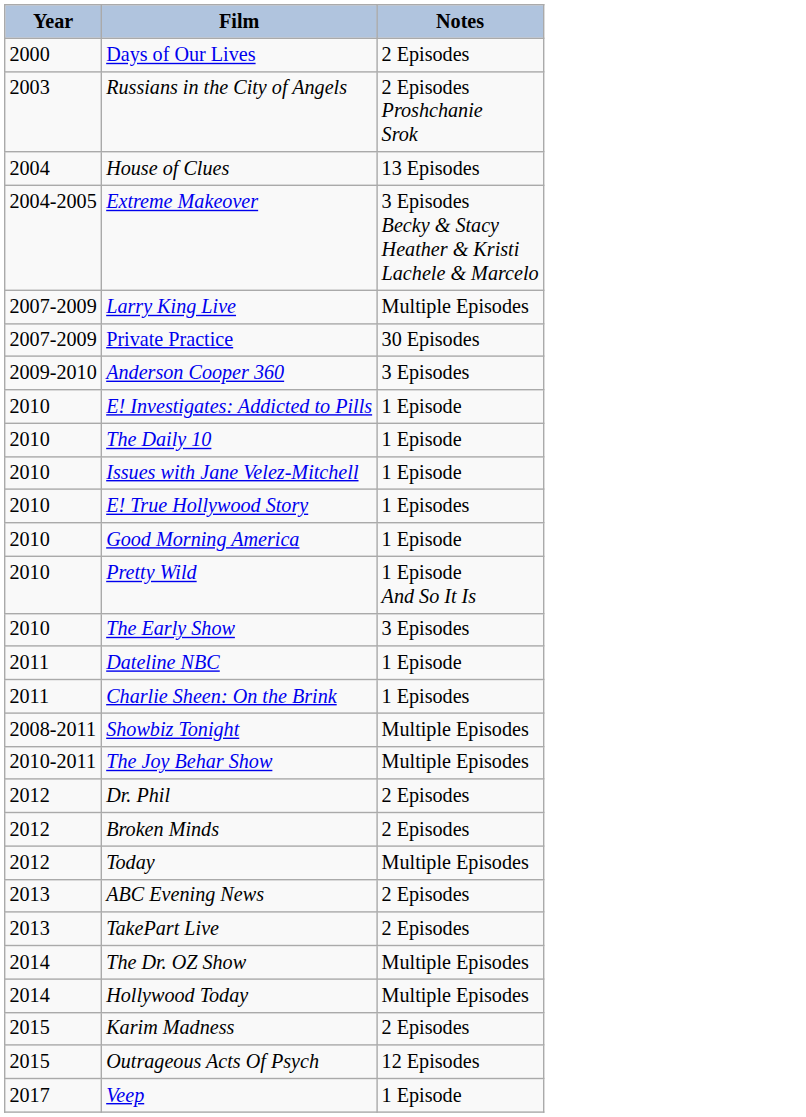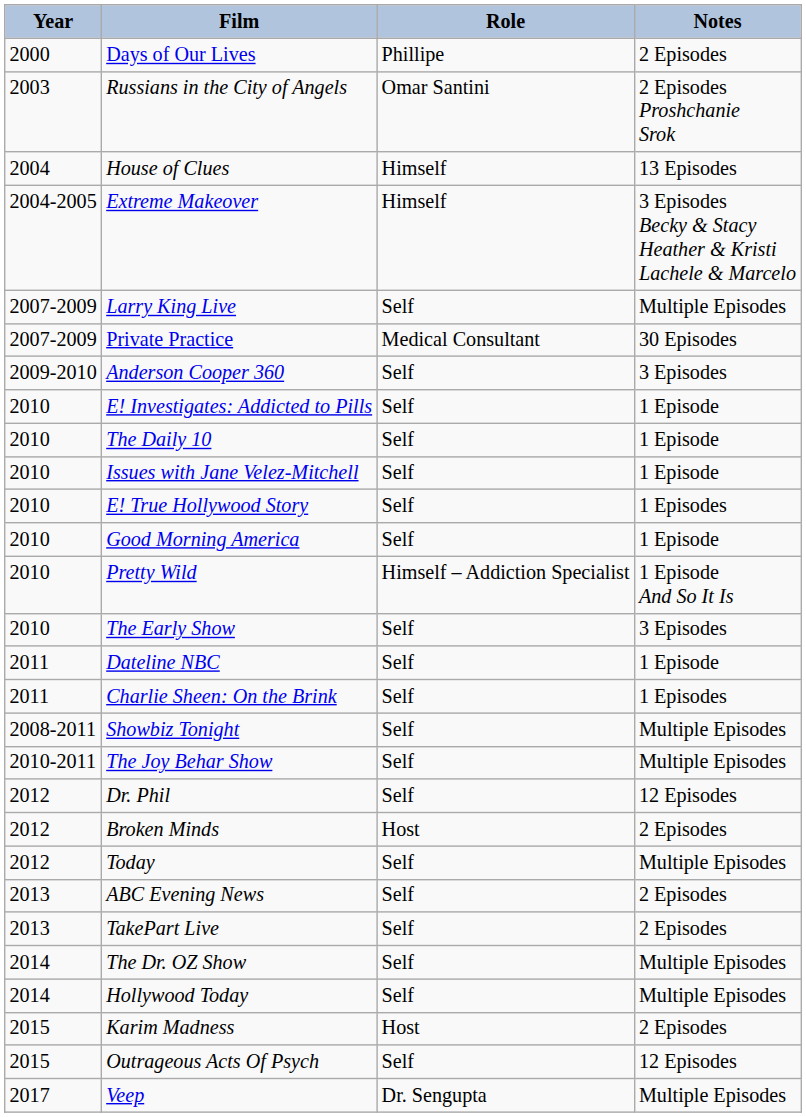+ column: (506, 21)
(426, 796) 2 Episodes -> (688, 796) 12 Episodes
(422, 1095) 1 Episode -> (713, 1095) Multiple Episodes
